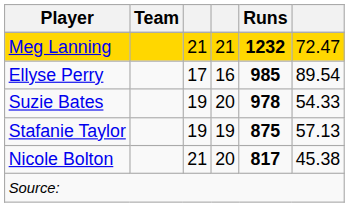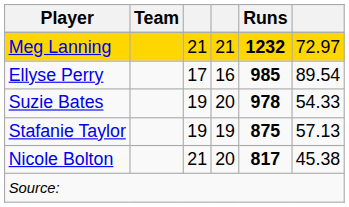(318, 46) 72.47 -> (318, 46) 72.97
